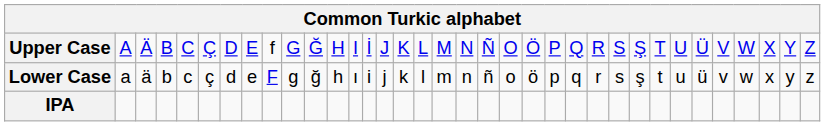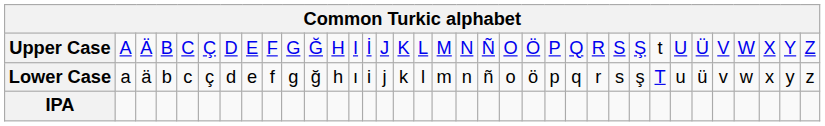(272, 47) f -> (272, 47) F
(660, 47) T -> (660, 47) t
(272, 76) F -> (272, 76) f
(660, 76) t -> (660, 76) T
